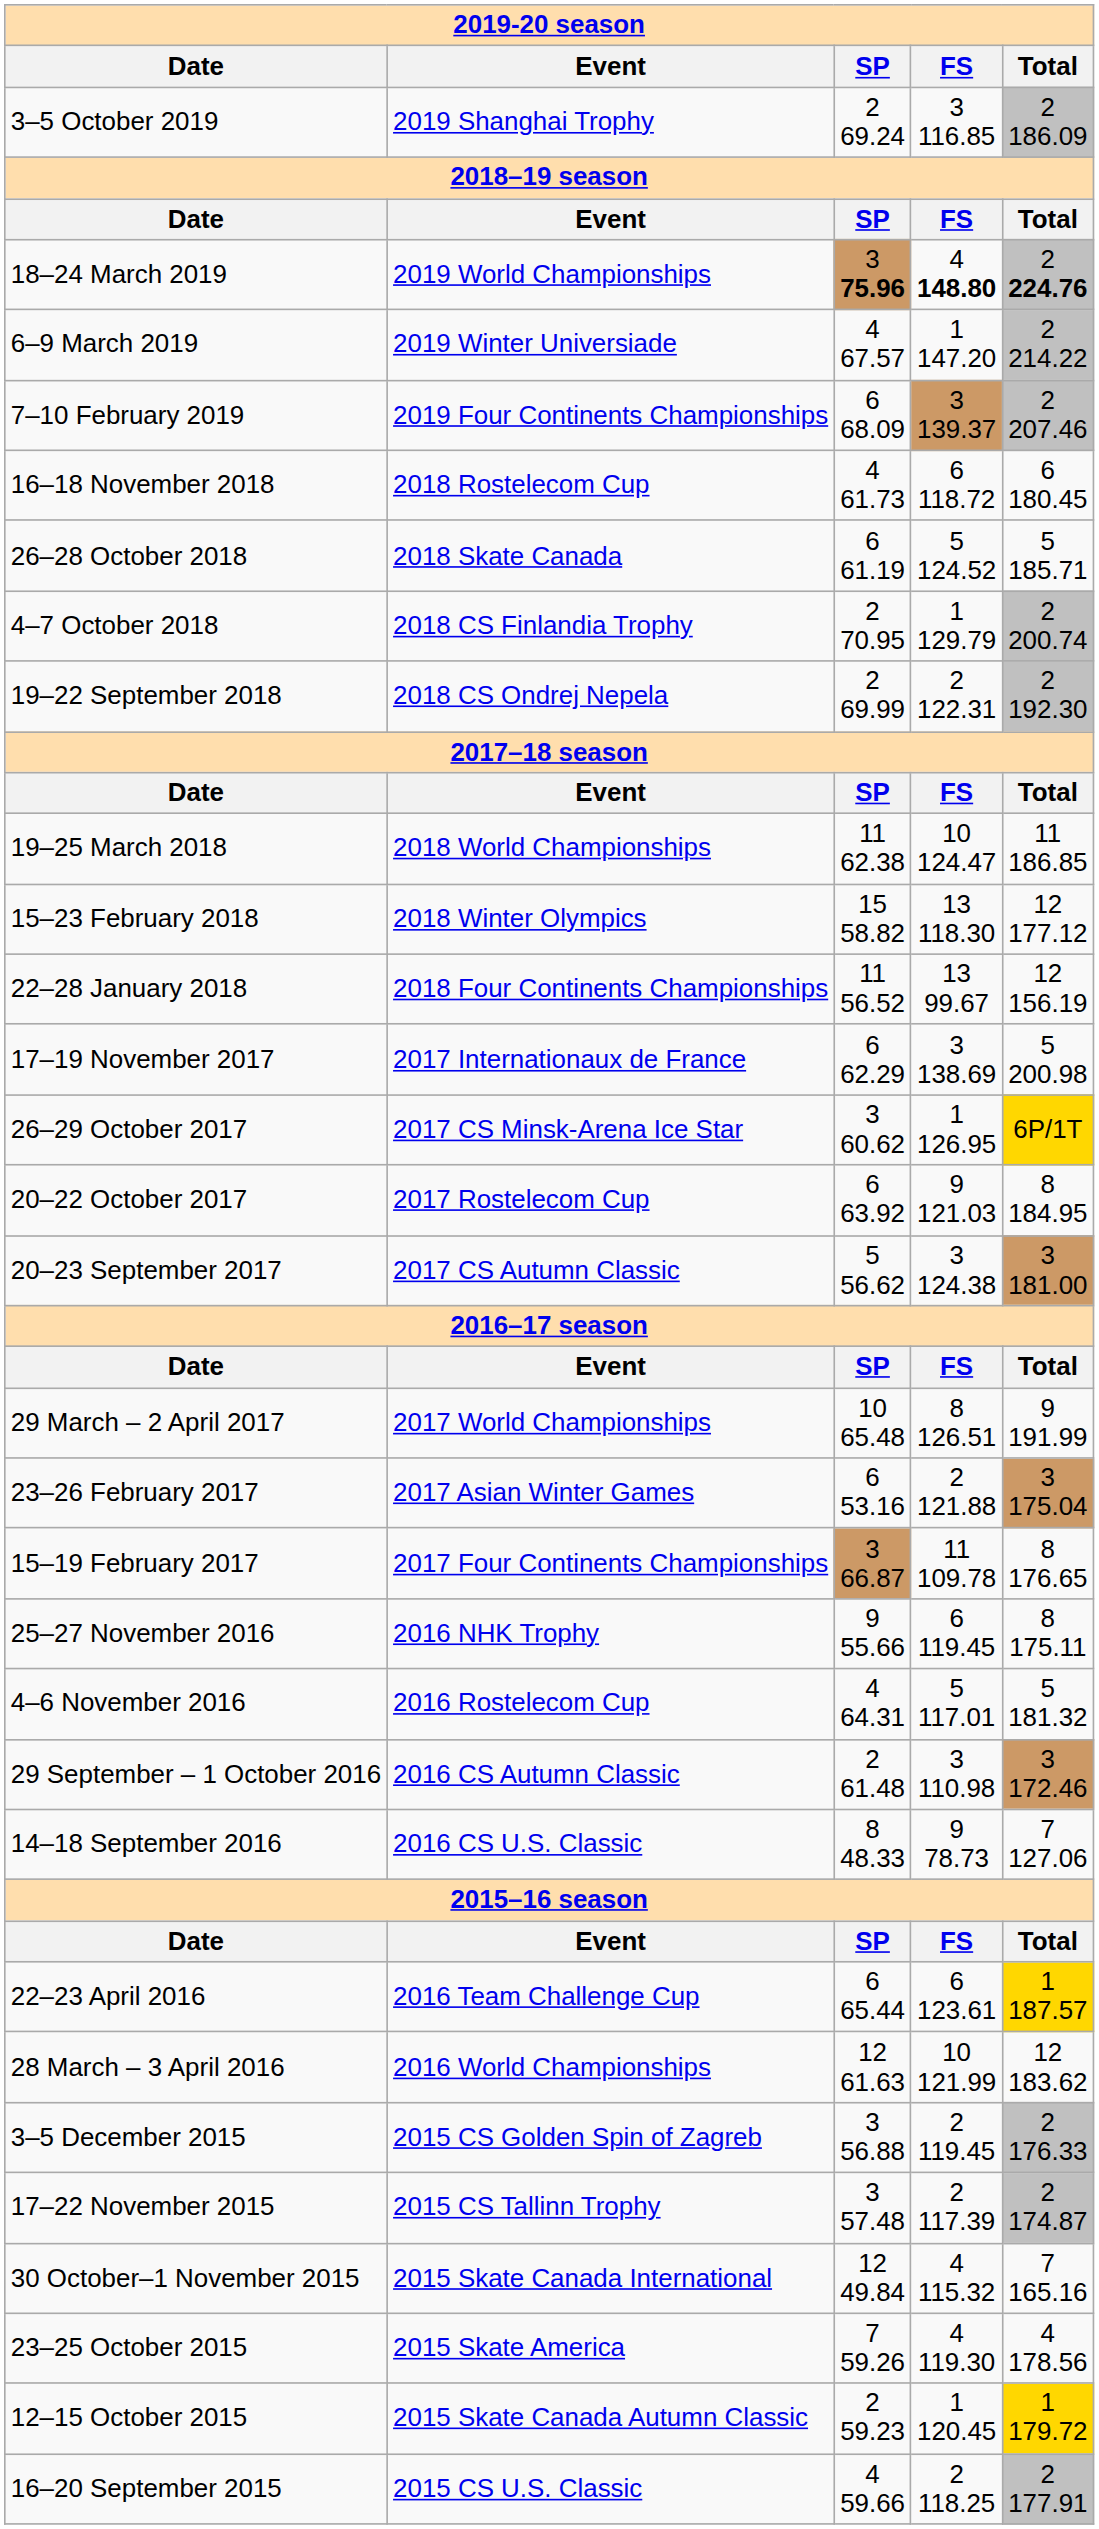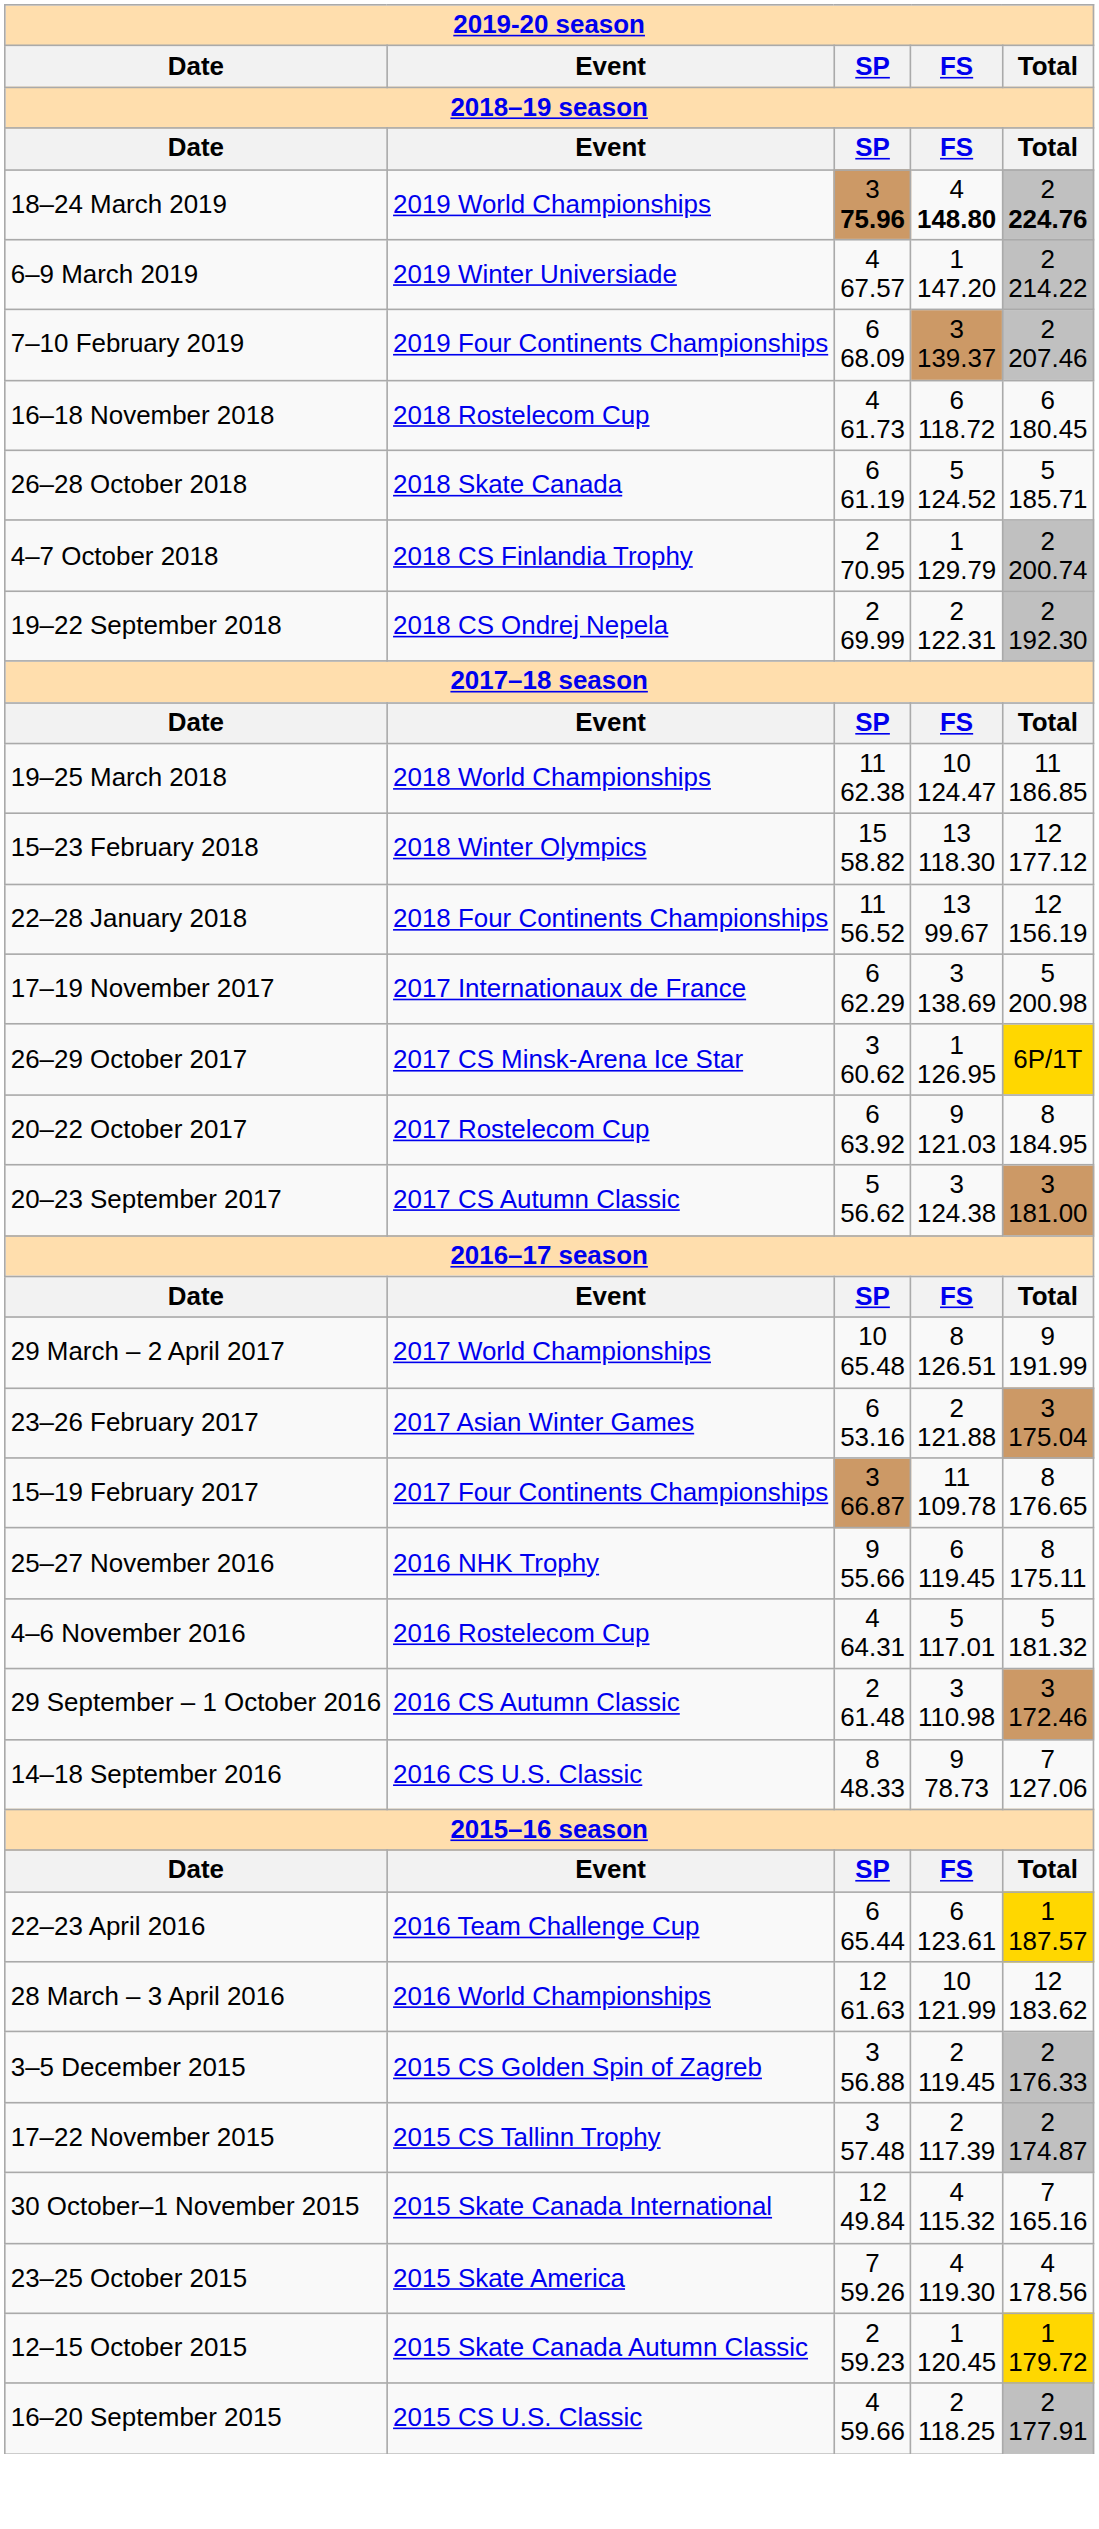- row: (115, 121)
